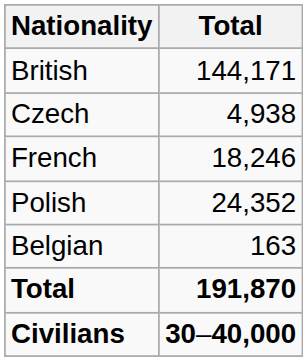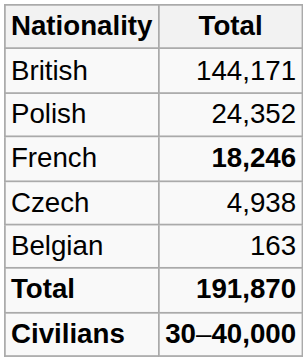rows swapped: (49, 202) <-> (50, 114)
(254, 158) normal -> (254, 158) bold
